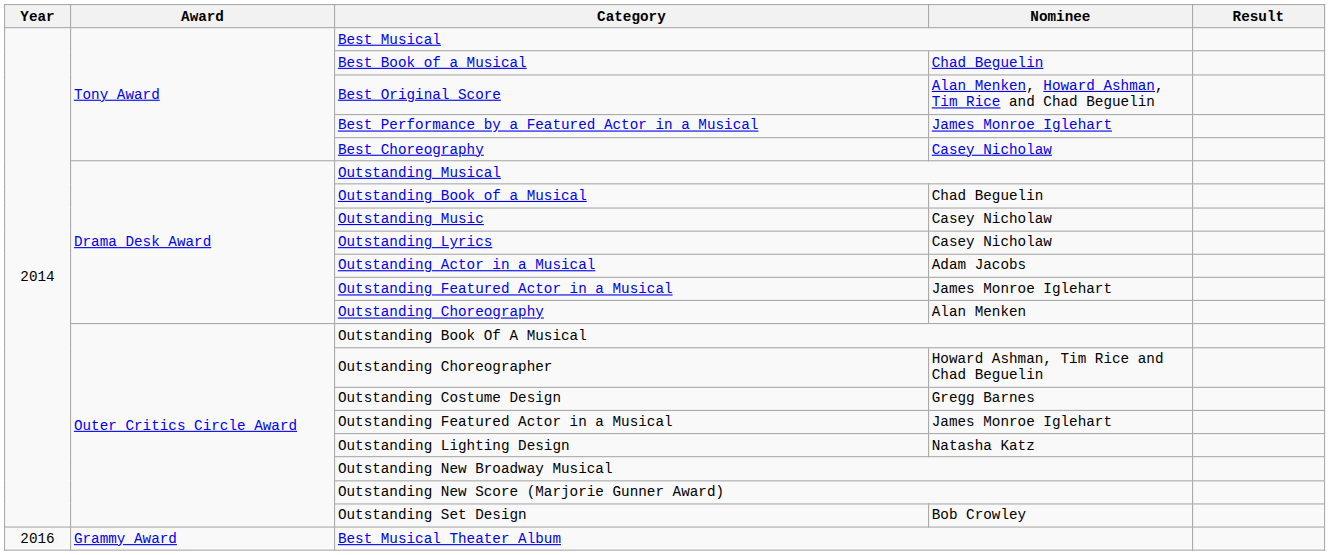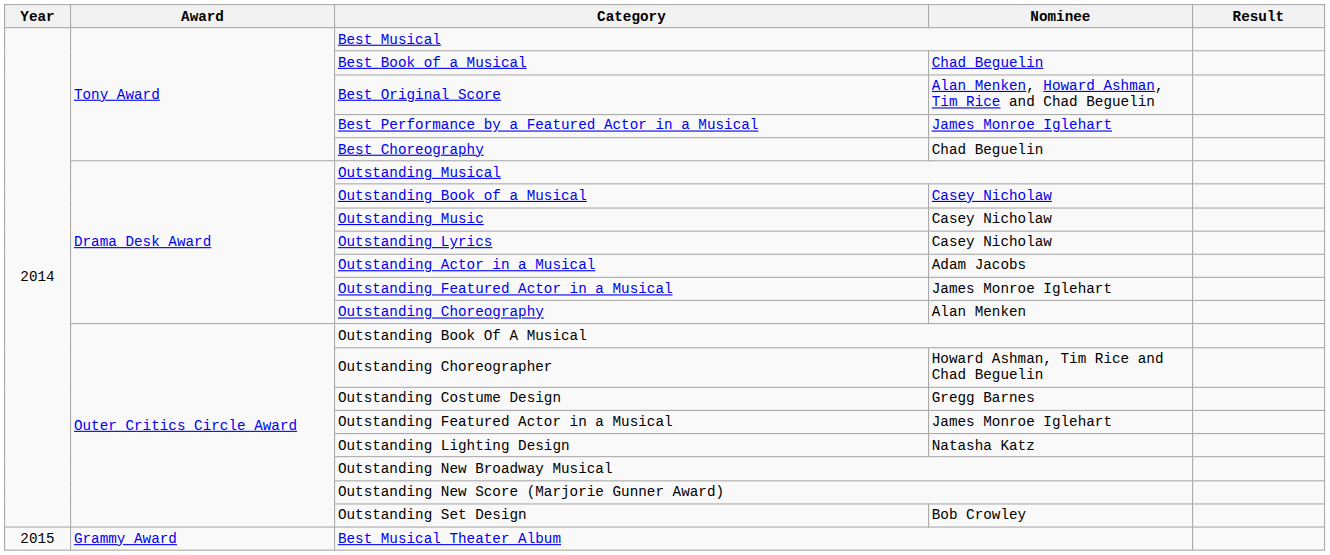(992, 149) Casey Nicholaw -> (988, 149) Chad Beguelin
(988, 196) Chad Beguelin -> (992, 196) Casey Nicholaw
(38, 539) 2016 -> (38, 539) 2015
